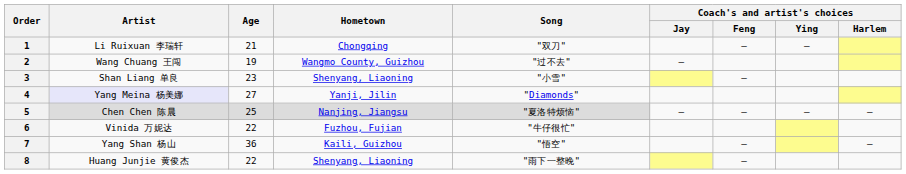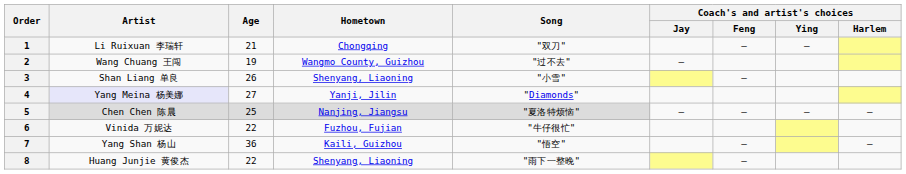(251, 78) 23 -> (251, 78) 26
